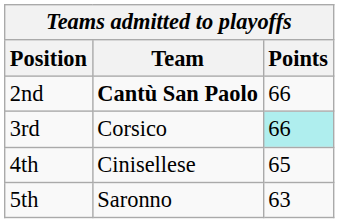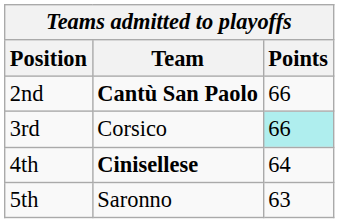(147, 164) normal -> (148, 164) bold
(279, 164) 65 -> (279, 164) 64
